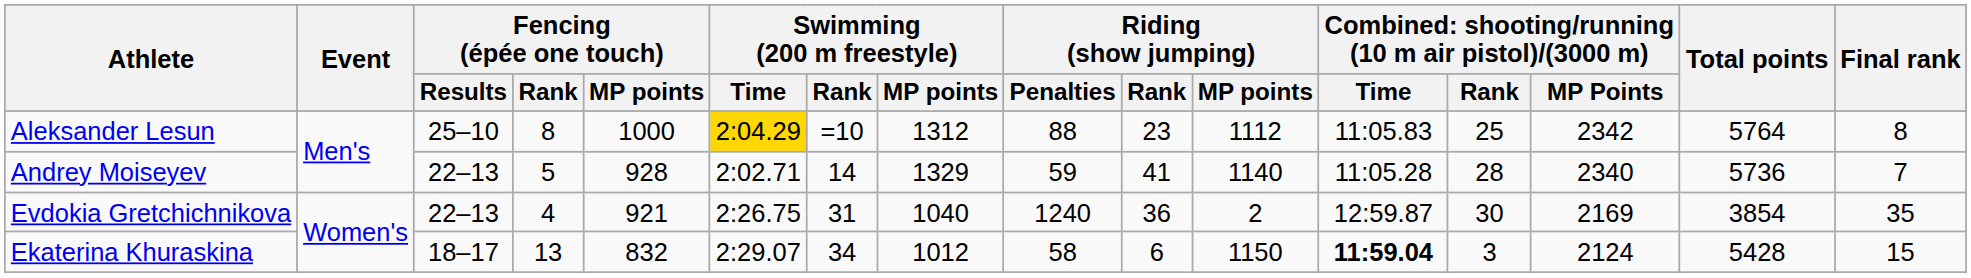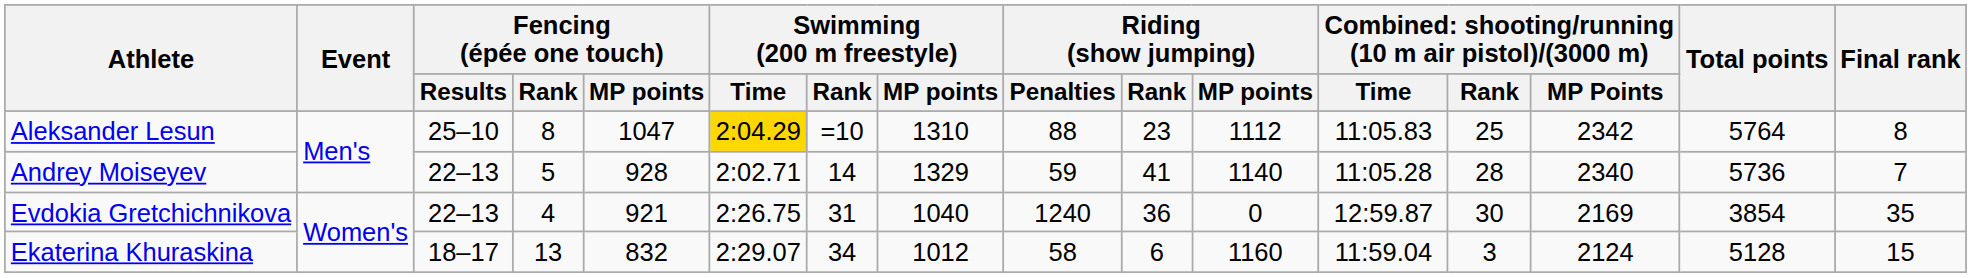(647, 132) 1000 -> (647, 132) 1047
(941, 132) 1312 -> (941, 132) 1310
(1255, 213) 2 -> (1255, 213) 0
(1255, 253) 1150 -> (1255, 253) 1160
(1383, 253) bold -> (1383, 253) normal
(1757, 253) 5428 -> (1757, 253) 5128
